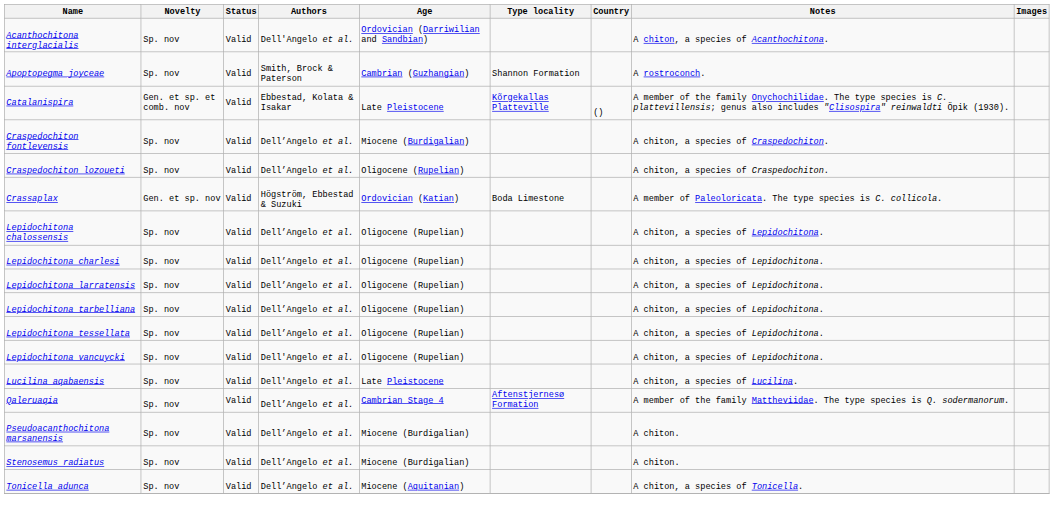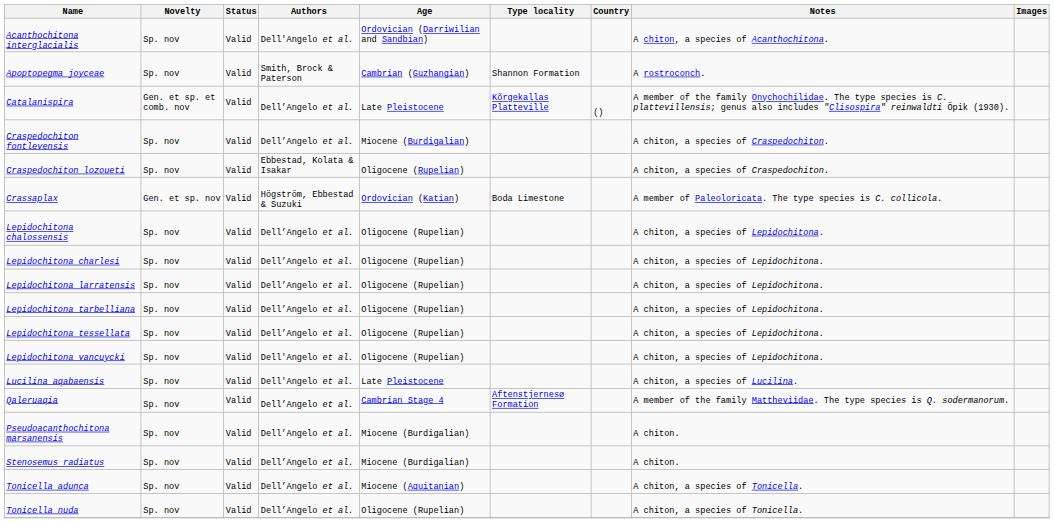(307, 103) Ebbestad, Kolata & Isakar -> (307, 108) Dell’Angelo et al.
(307, 170) Dell’Angelo et al. -> (307, 165) Ebbestad, Kolata & Isakar
+ row: (42, 511)
